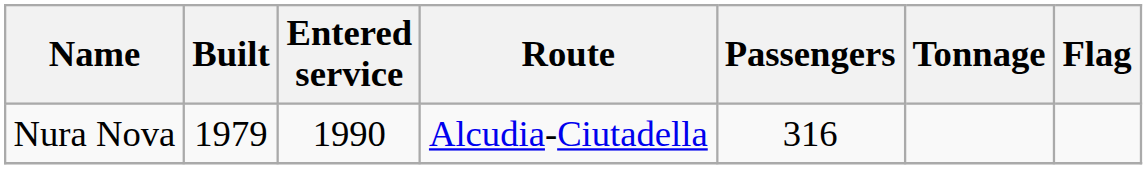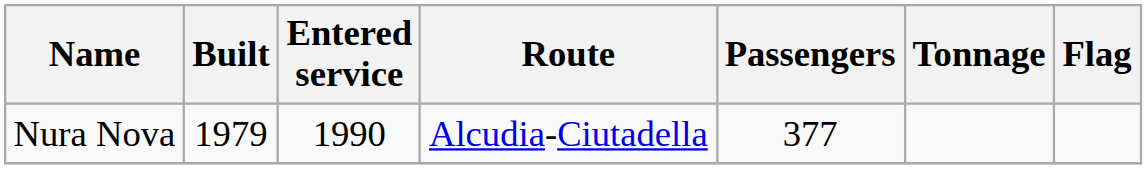(810, 132) 316 -> (810, 132) 377
